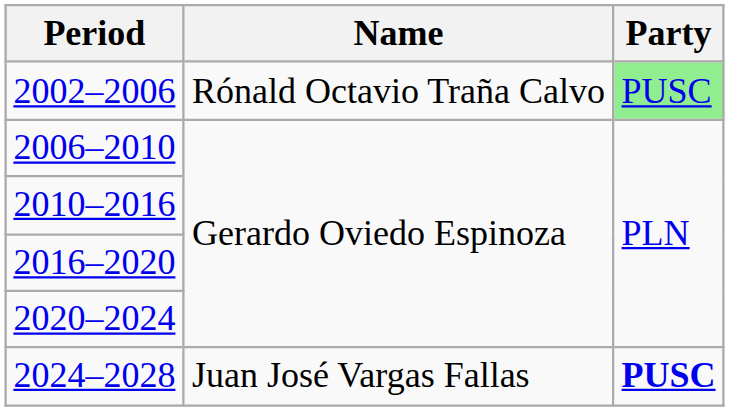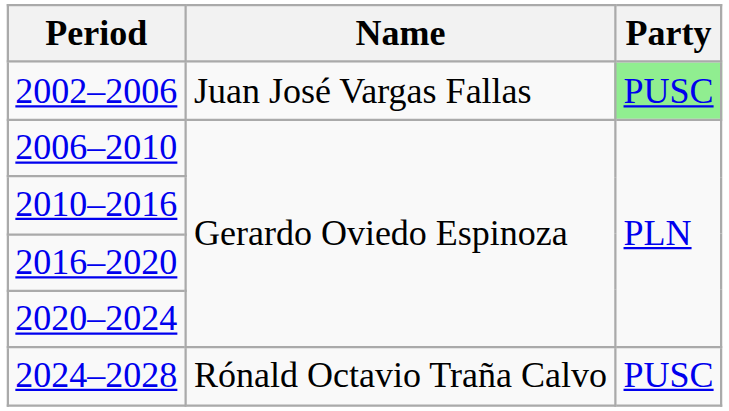(398, 90) Rónald Octavio Traña Calvo -> (363, 90) Juan José Vargas Fallas
(361, 375) Juan José Vargas Fallas -> (400, 375) Rónald Octavio Traña Calvo
(669, 375) bold -> (669, 375) normal
